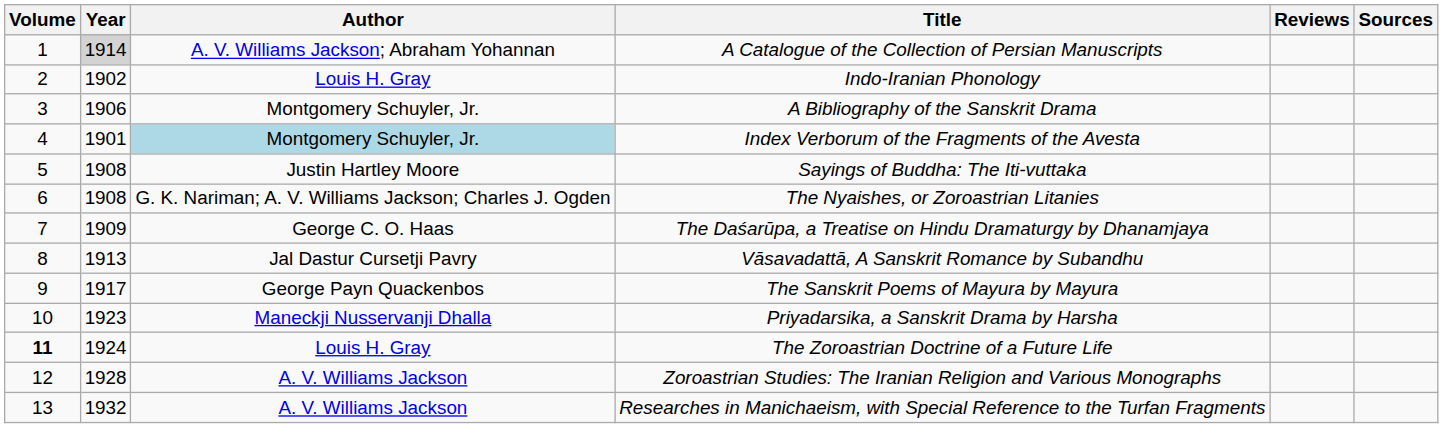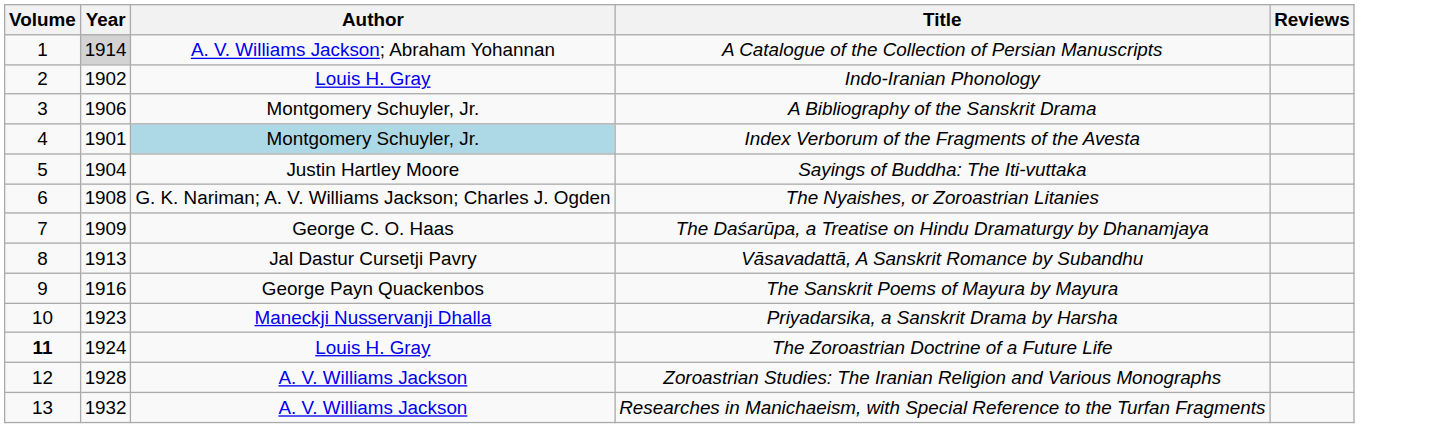- column: (1396, 20)
(106, 169) 1908 -> (106, 169) 1904
(106, 288) 1917 -> (106, 288) 1916
